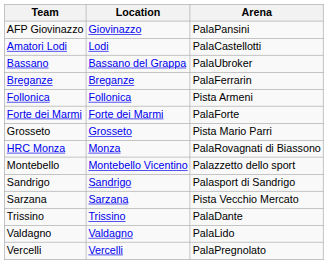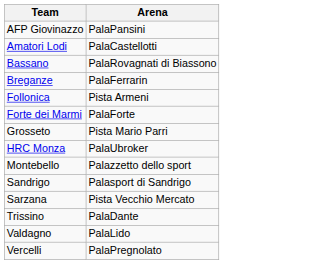- column: (138, 13)
(222, 64) PalaUbroker -> (152, 64) PalaRovagnati di Biassono
(257, 149) PalaRovagnati di Biassono -> (118, 149) PalaUbroker
